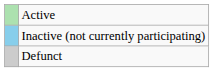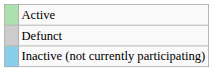rows swapped: (113, 35) <-> (42, 56)
